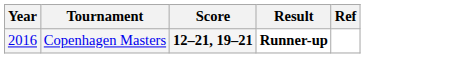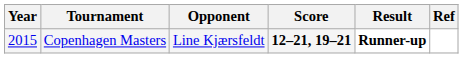+ column: (219, 16)
(22, 40) 2016 -> (22, 40) 2015
